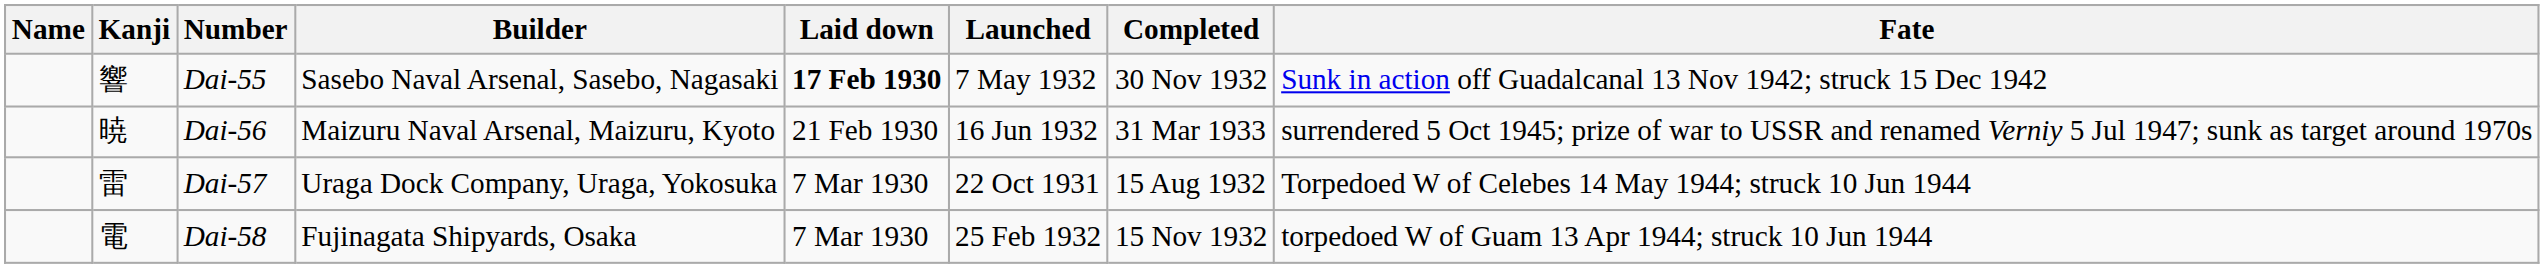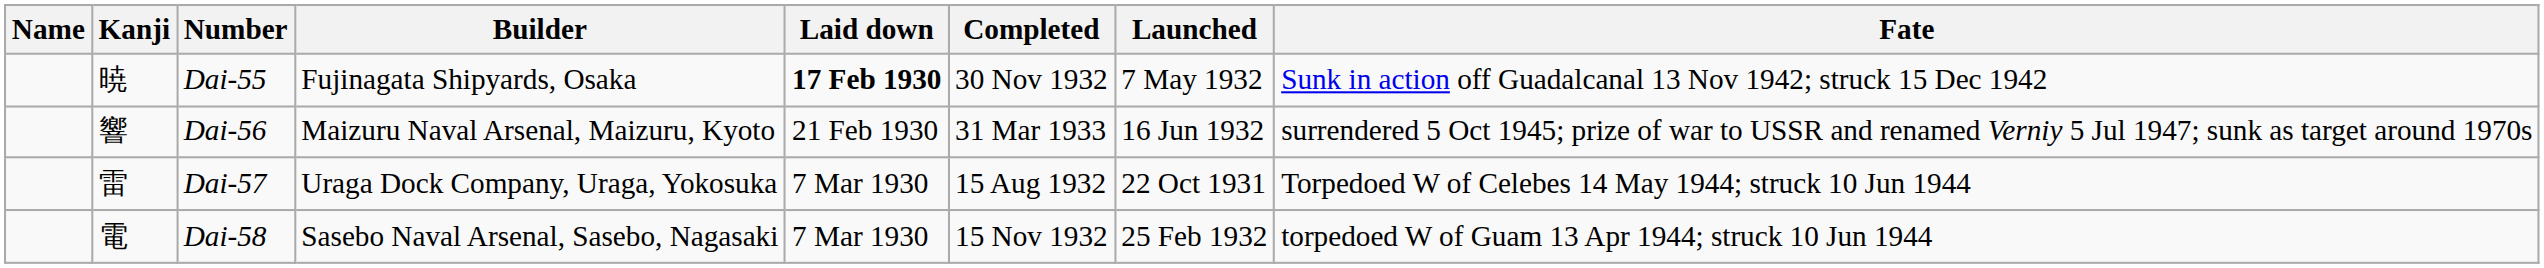columns swapped: (1028, 28) <-> (1191, 28)
(113, 79) 響 -> (113, 79) 暁
(540, 79) Sasebo Naval Arsenal, Sasebo, Nagasaki -> (469, 79) Fujinagata Shipyards, Osaka
(113, 131) 暁 -> (113, 131) 響
(469, 236) Fujinagata Shipyards, Osaka -> (540, 236) Sasebo Naval Arsenal, Sasebo, Nagasaki
